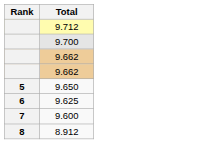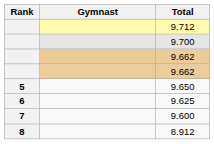+ column: (98, 12)
